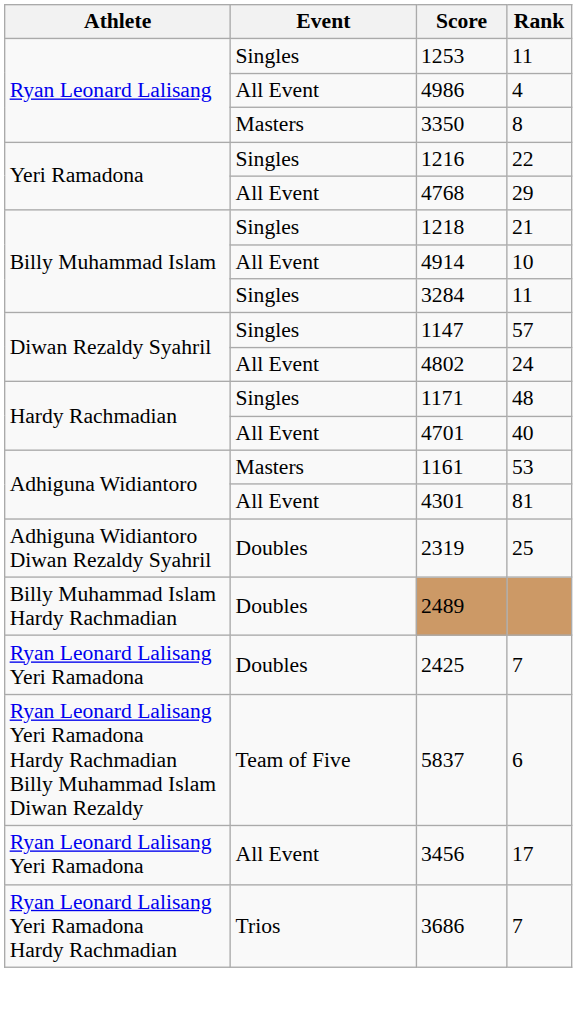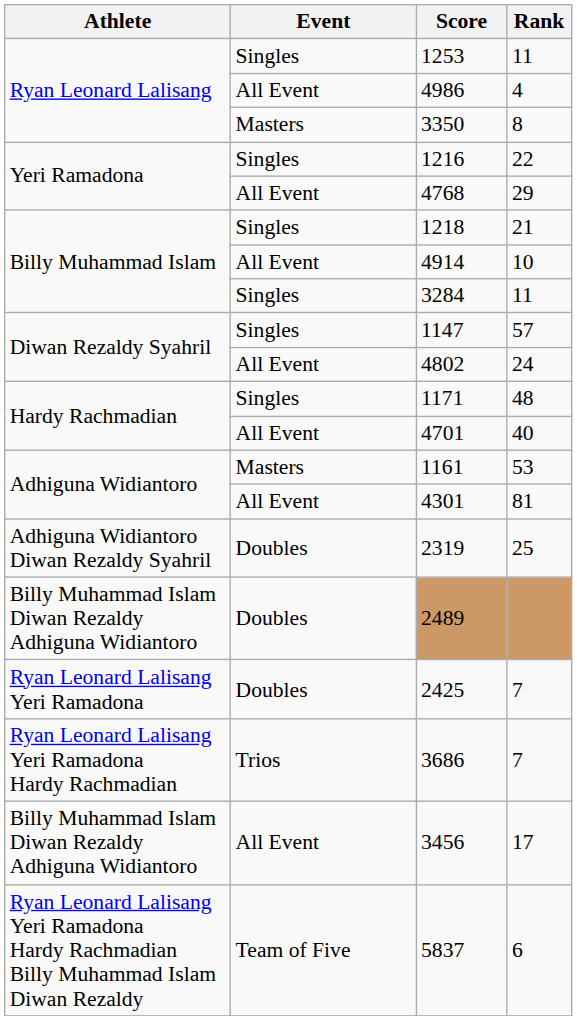(113, 606) Billy Muhammad Islam Hardy Rachmadian -> (113, 618) Billy Muhammad Islam Diwan Rezaldy Adhiguna Widiantoro
rows swapped: (443, 925) <-> (443, 759)
(111, 854) Ryan Leonard Lalisang Yeri Ramadona -> (113, 842) Billy Muhammad Islam Diwan Rezaldy Adhiguna Widiantoro
